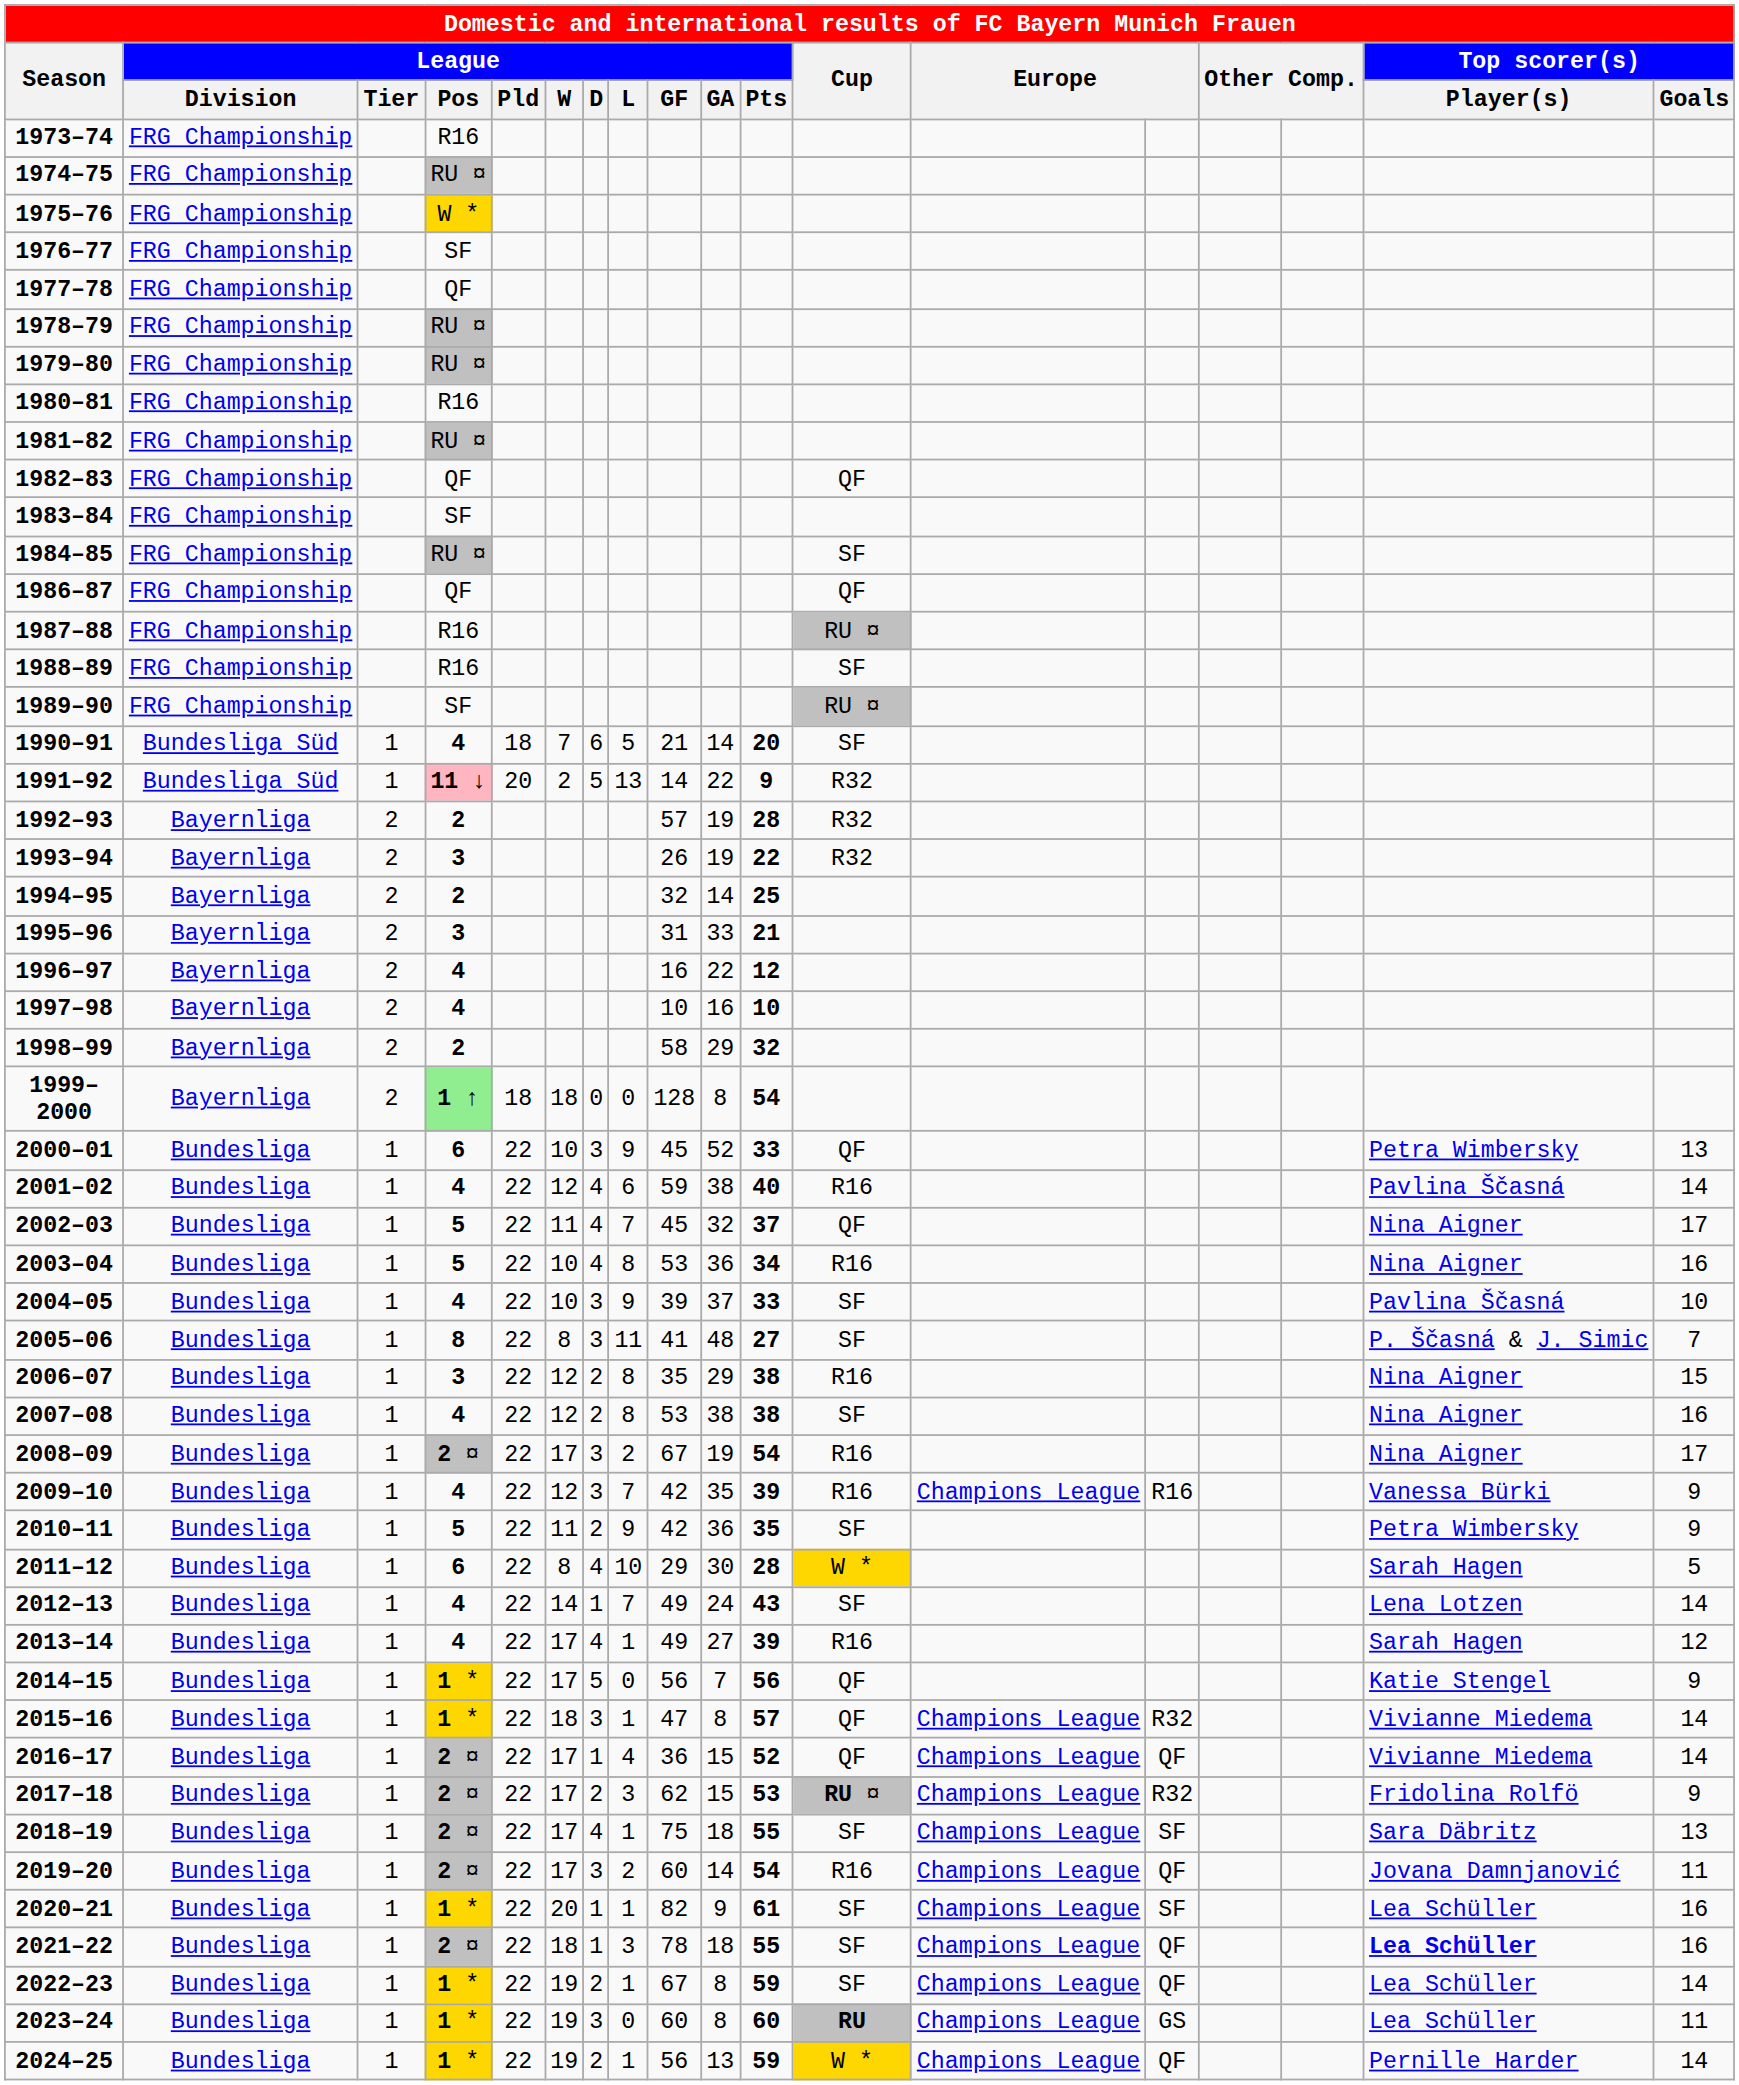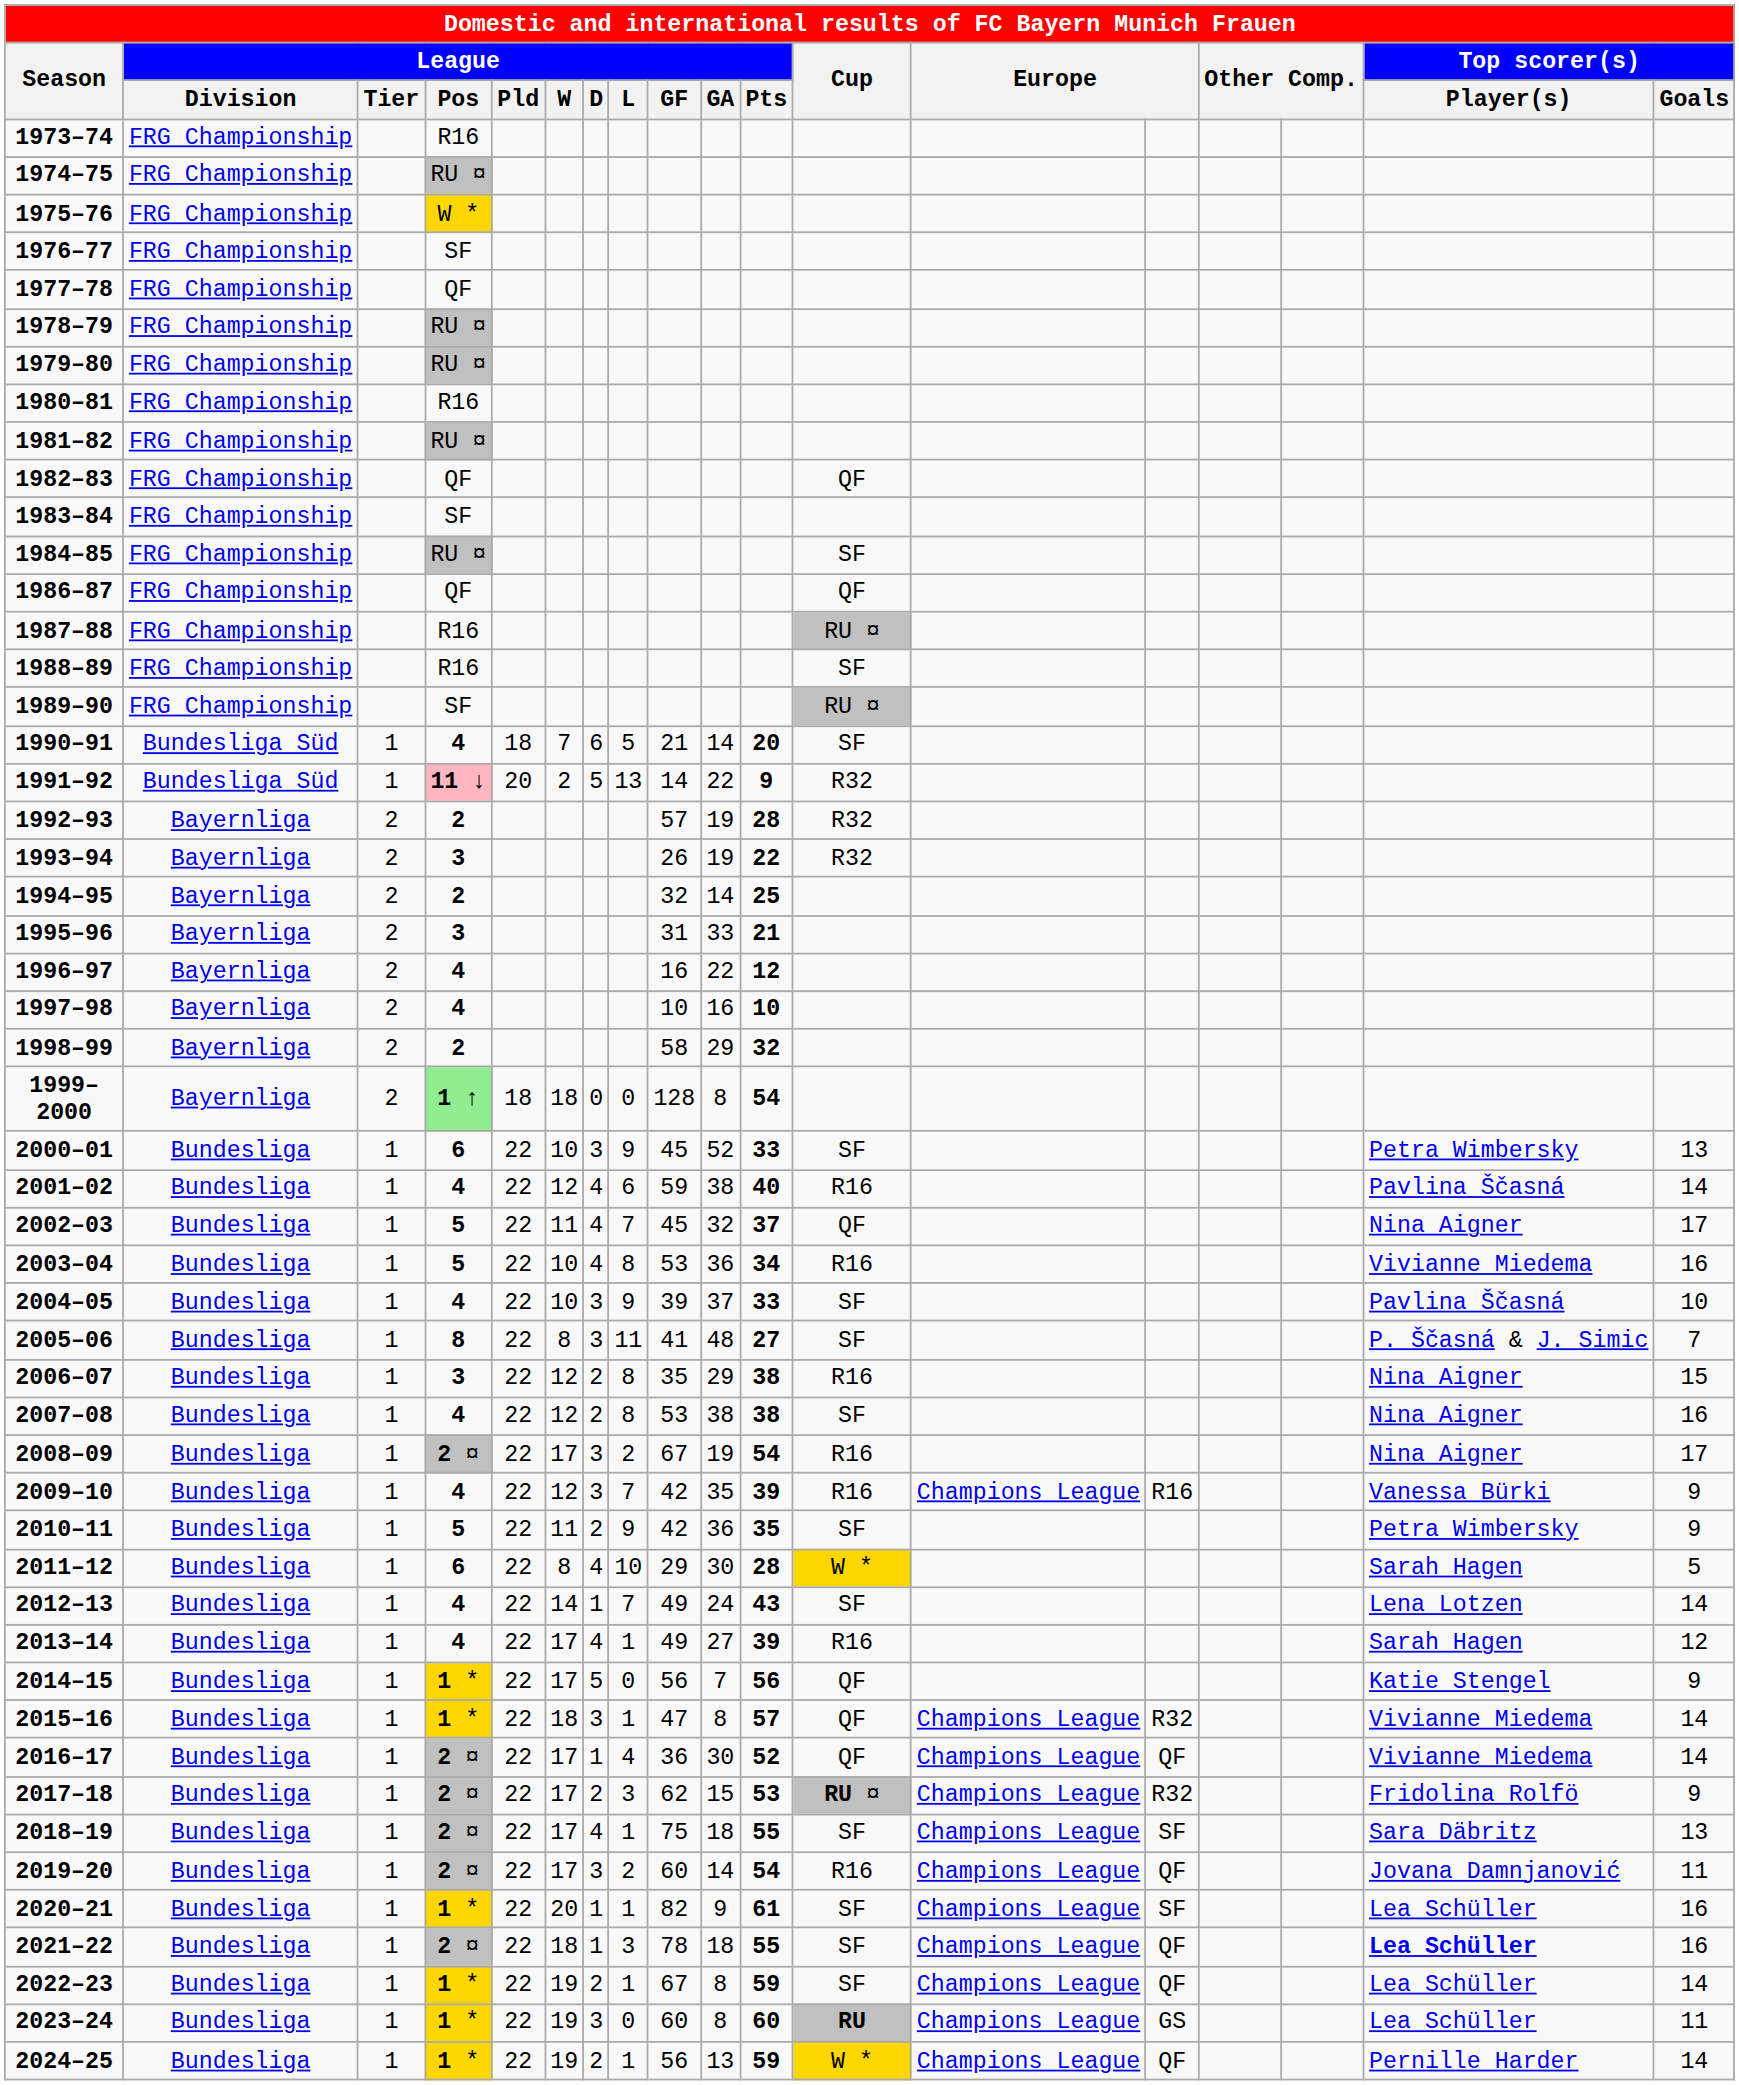(852, 1151) QF -> (852, 1151) SF
(1446, 1264) Nina Aigner -> (1481, 1264) Vivianne Miedema
(720, 1757) 15 -> (720, 1757) 30
